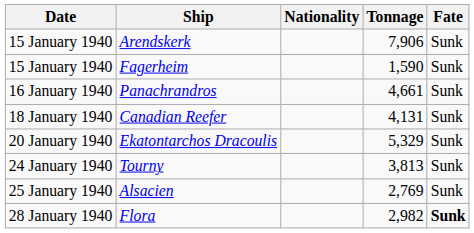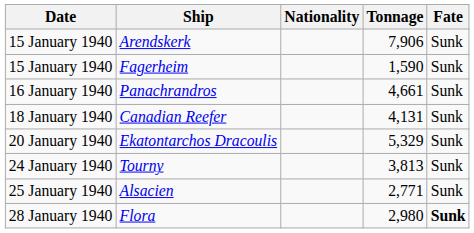(406, 191) 2,769 -> (406, 191) 2,771
(406, 215) 2,982 -> (406, 215) 2,980
